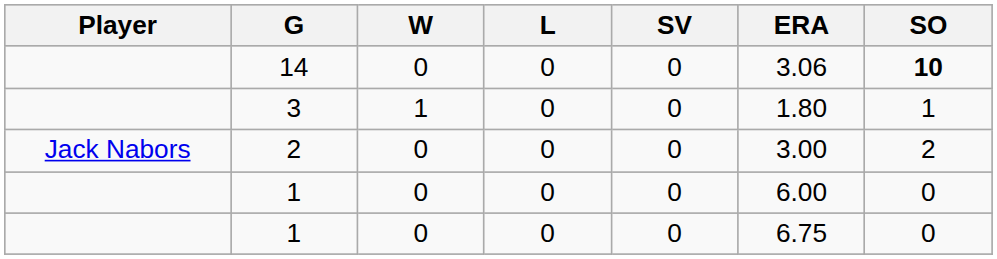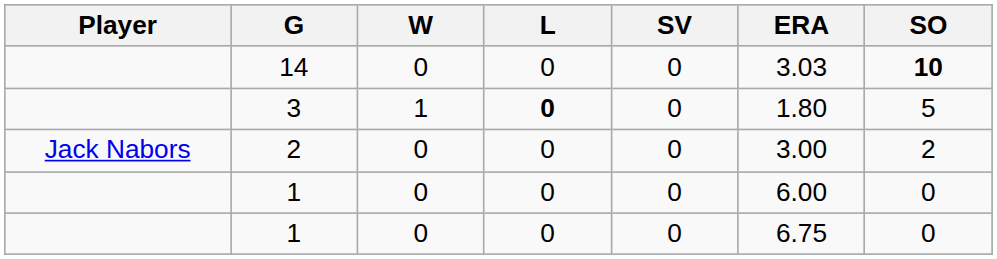(801, 66) 3.06 -> (801, 66) 3.03
(548, 108) normal -> (548, 108) bold
(928, 108) 1 -> (928, 108) 5
